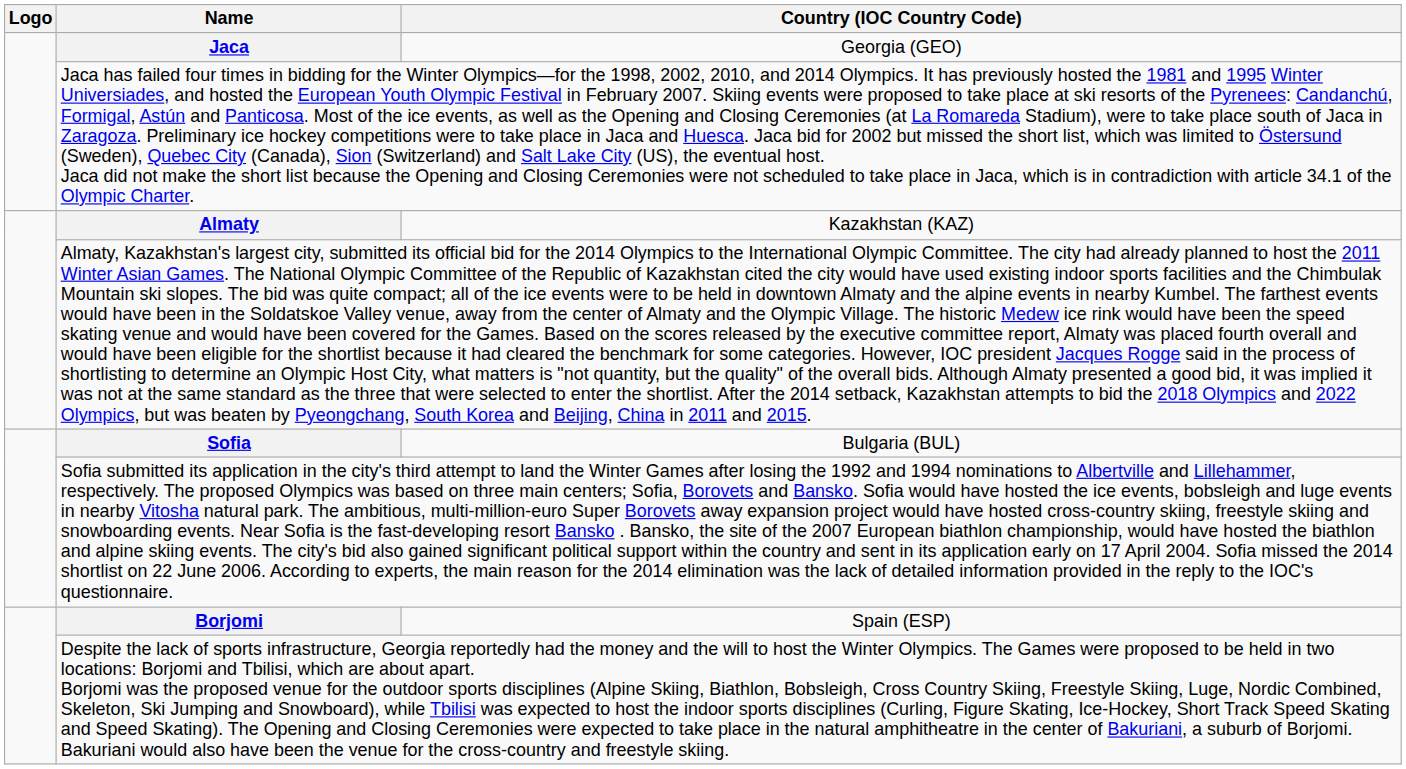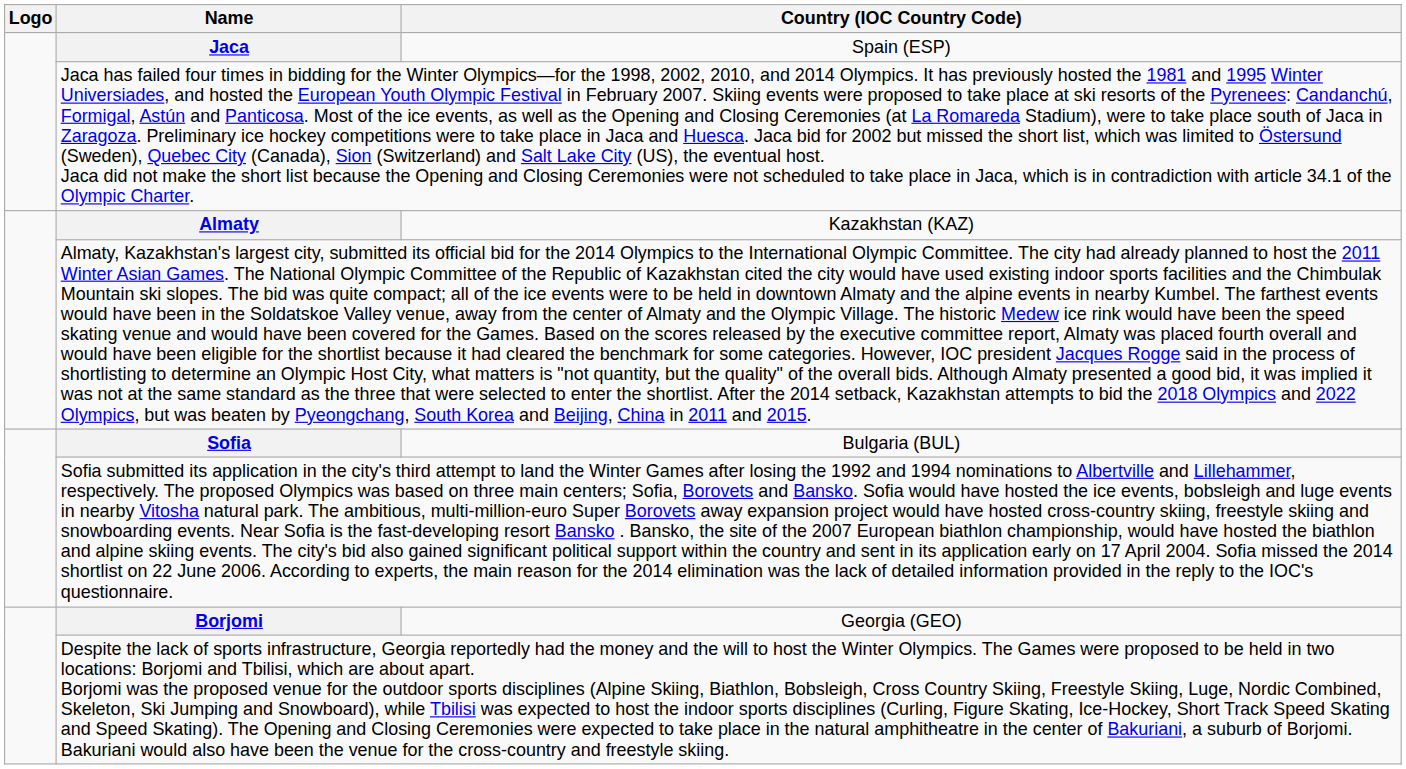(901, 47) Georgia (GEO) -> (901, 47) Spain (ESP)
(901, 620) Spain (ESP) -> (901, 620) Georgia (GEO)
